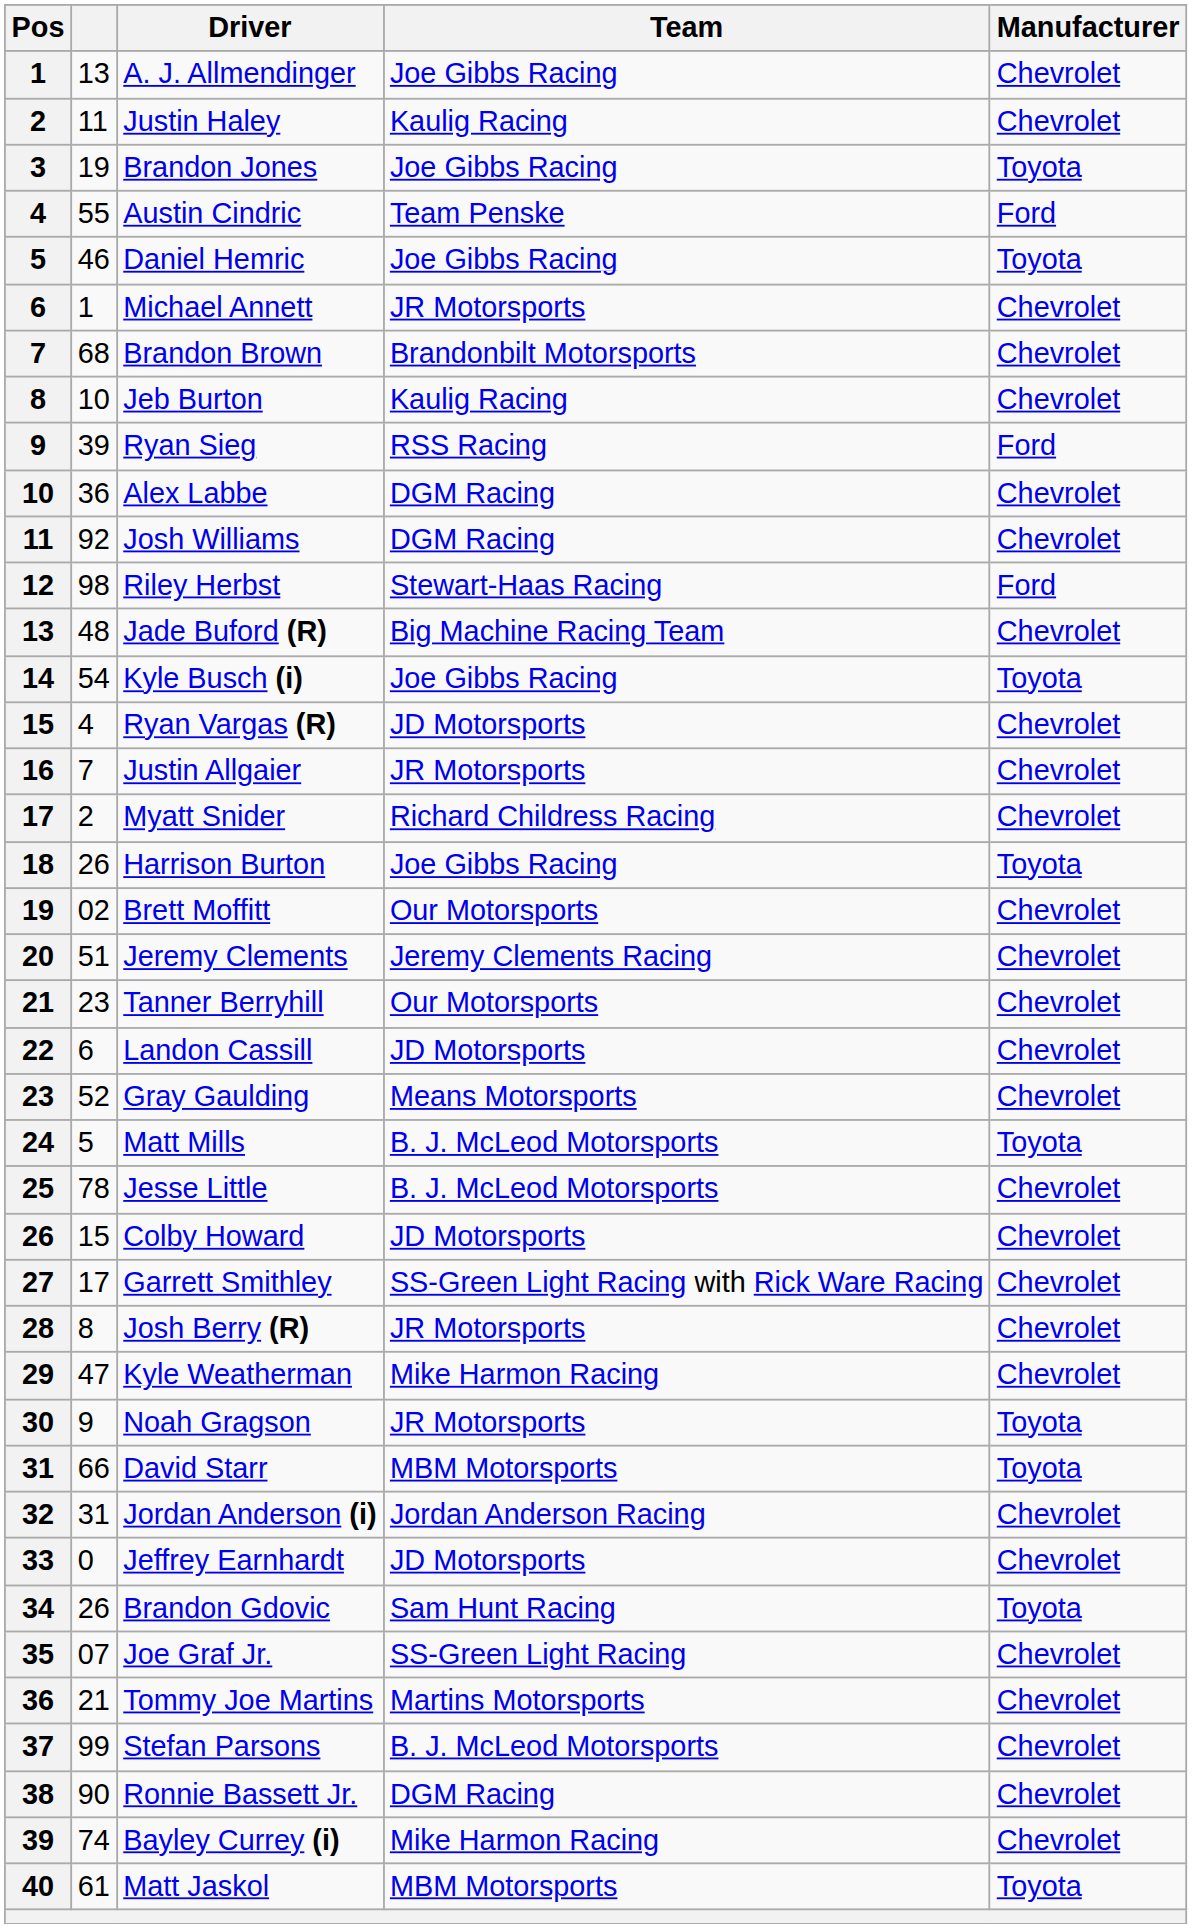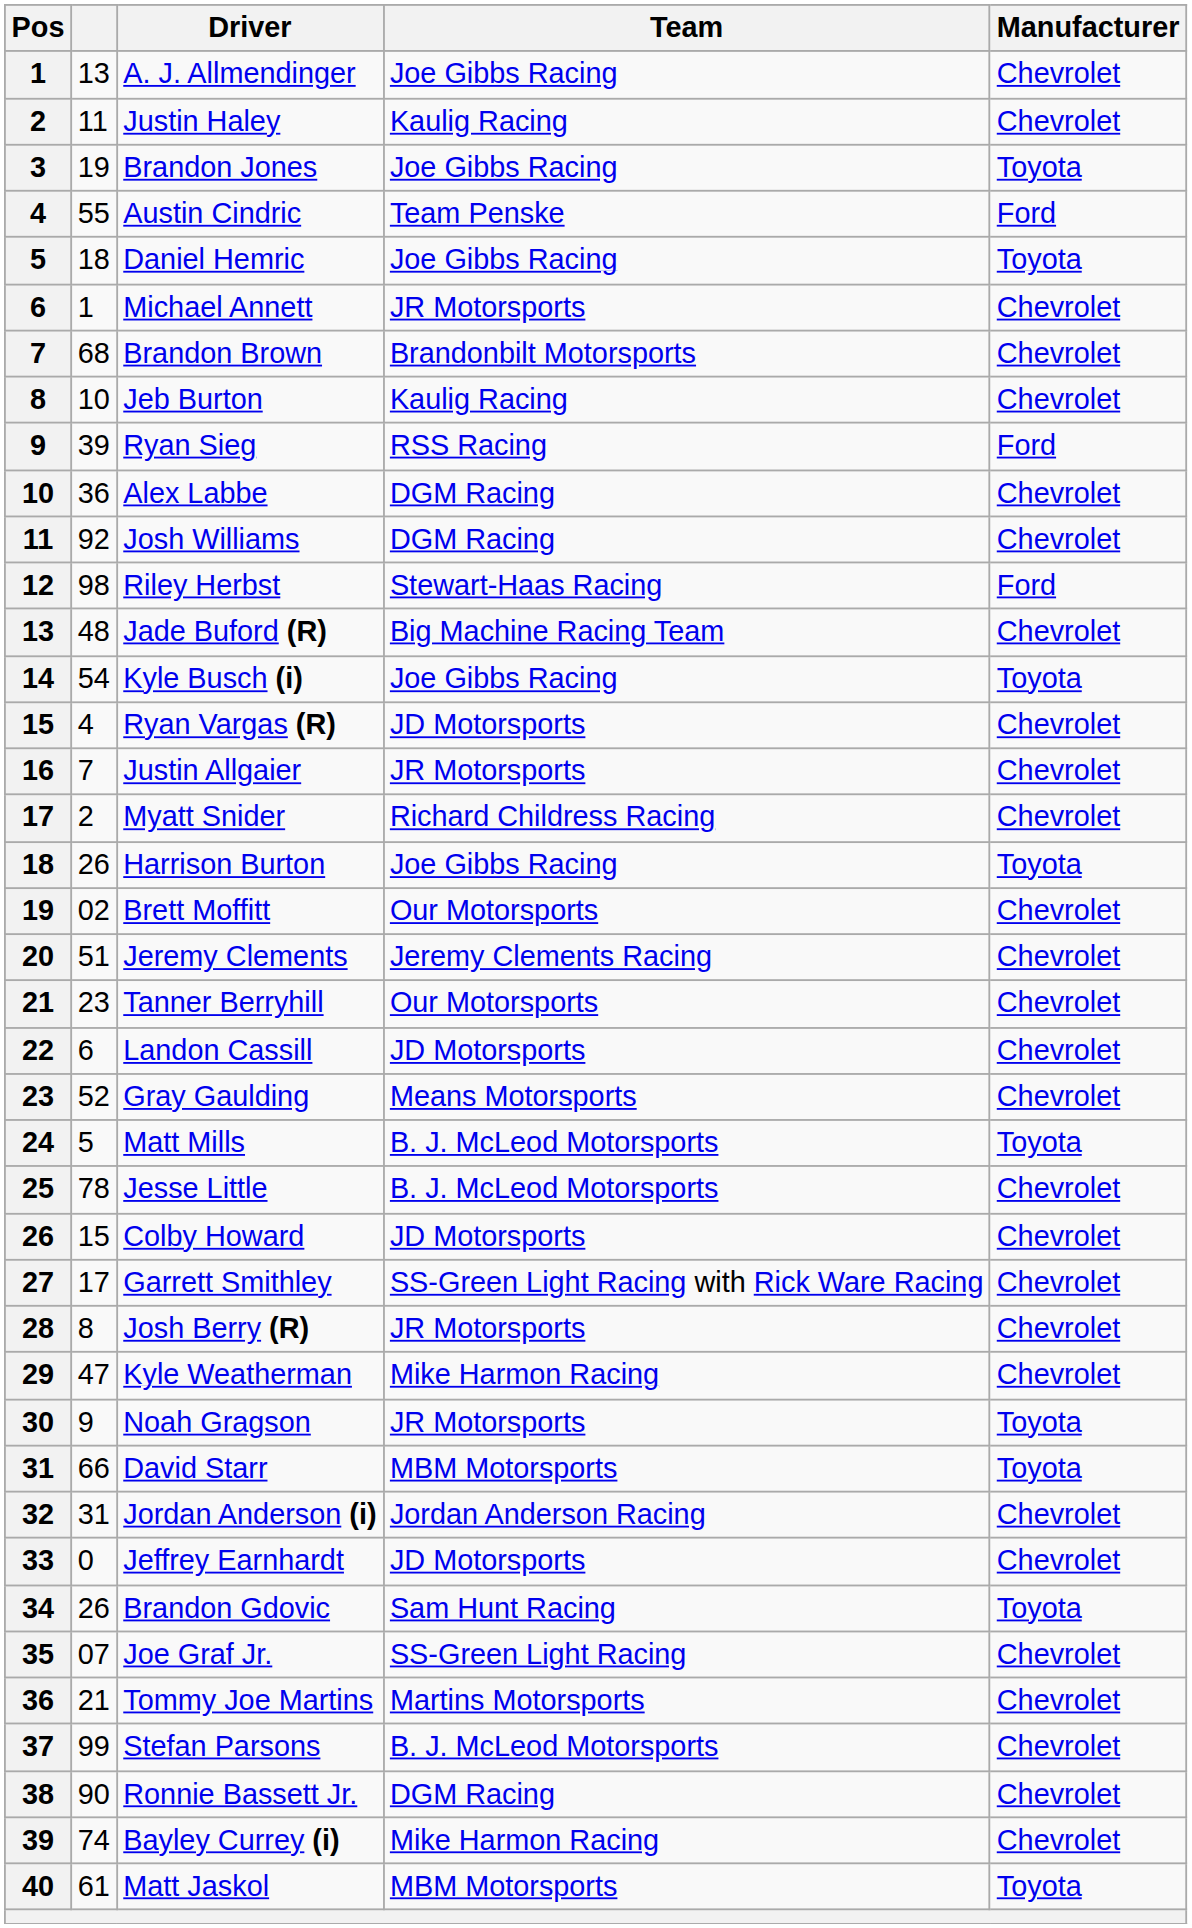(94, 259) 46 -> (94, 259) 18
